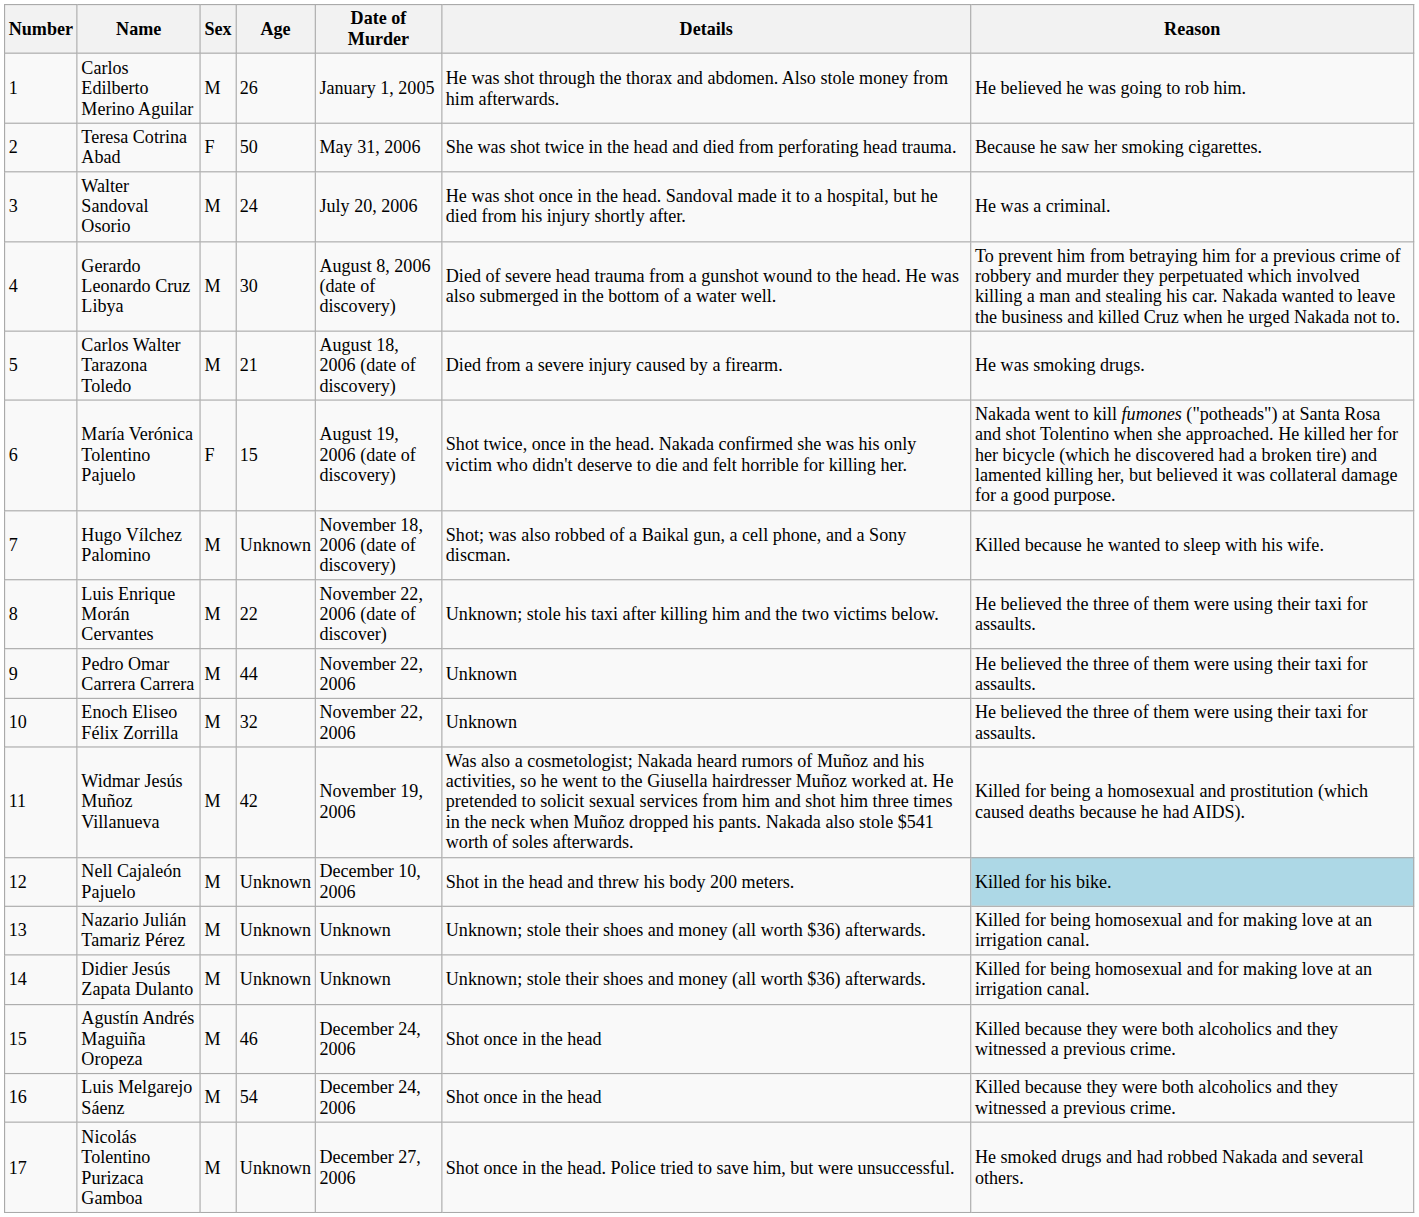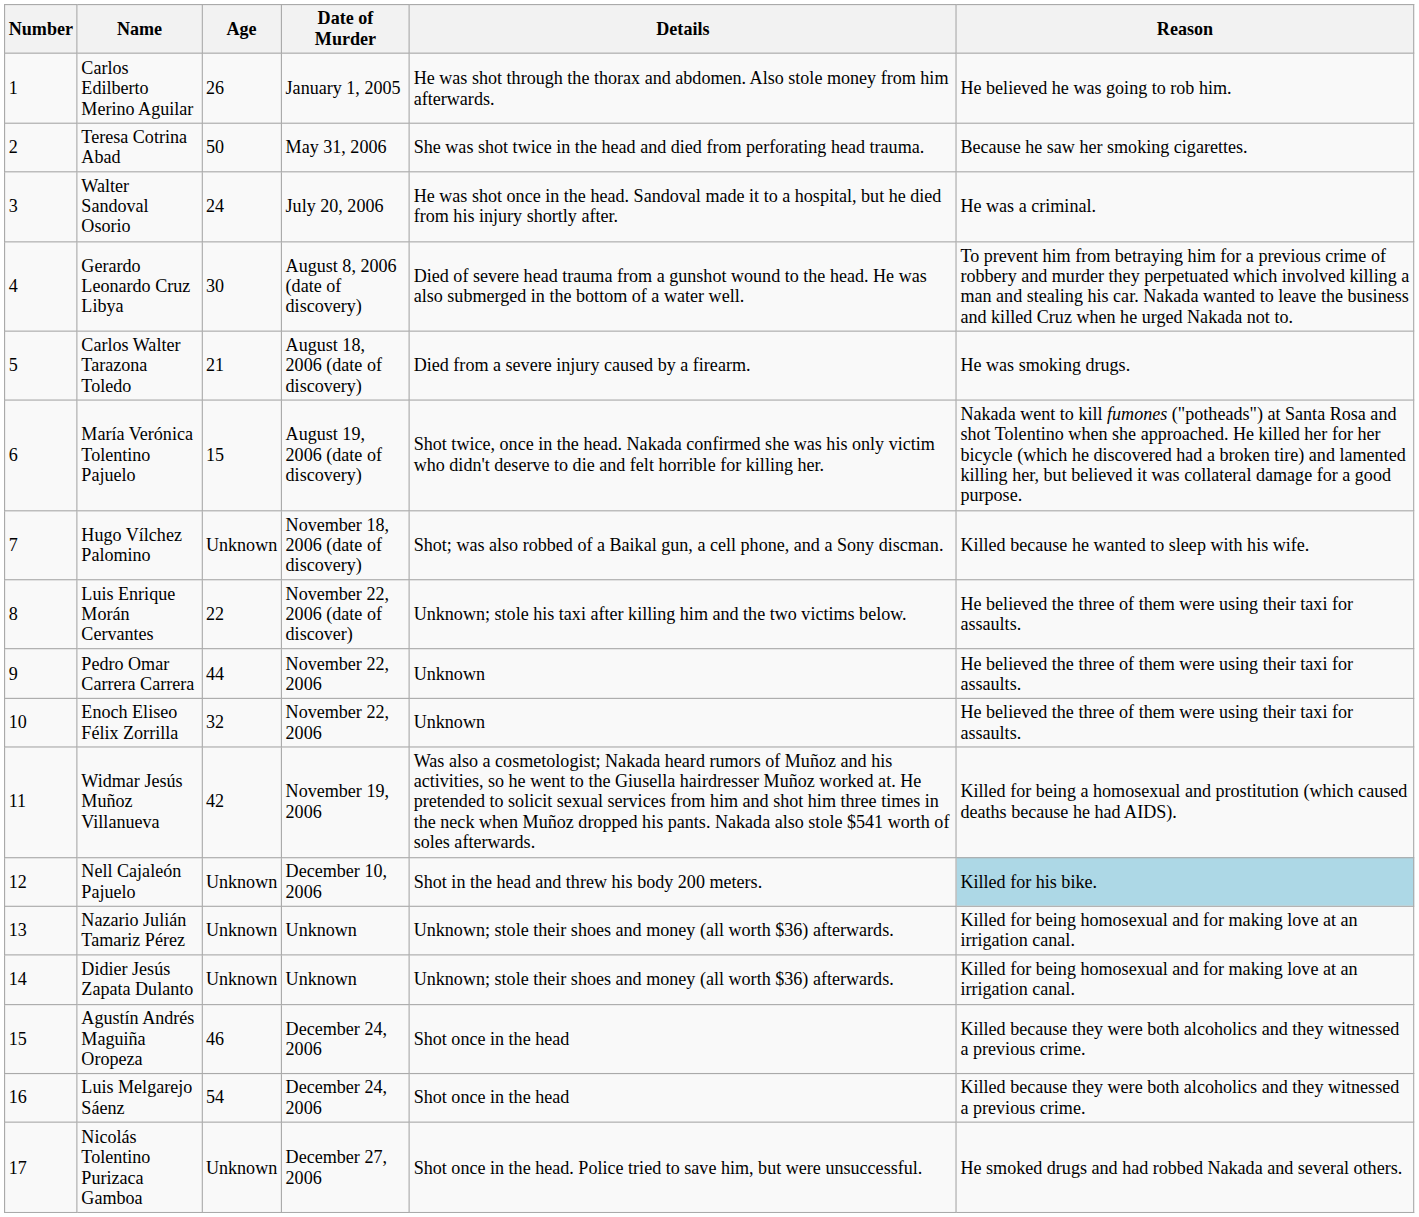- column: (218, 29)
